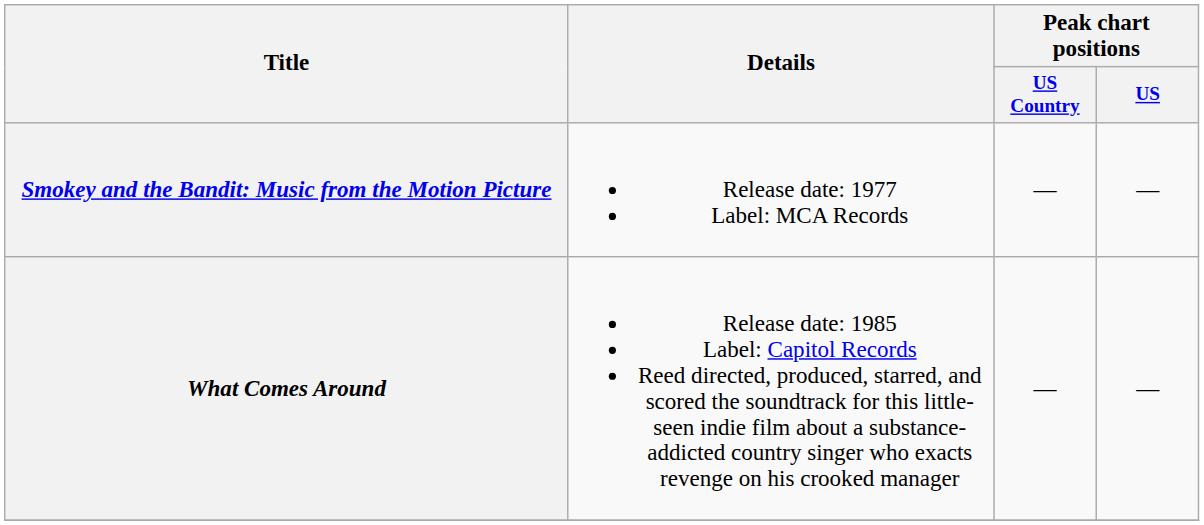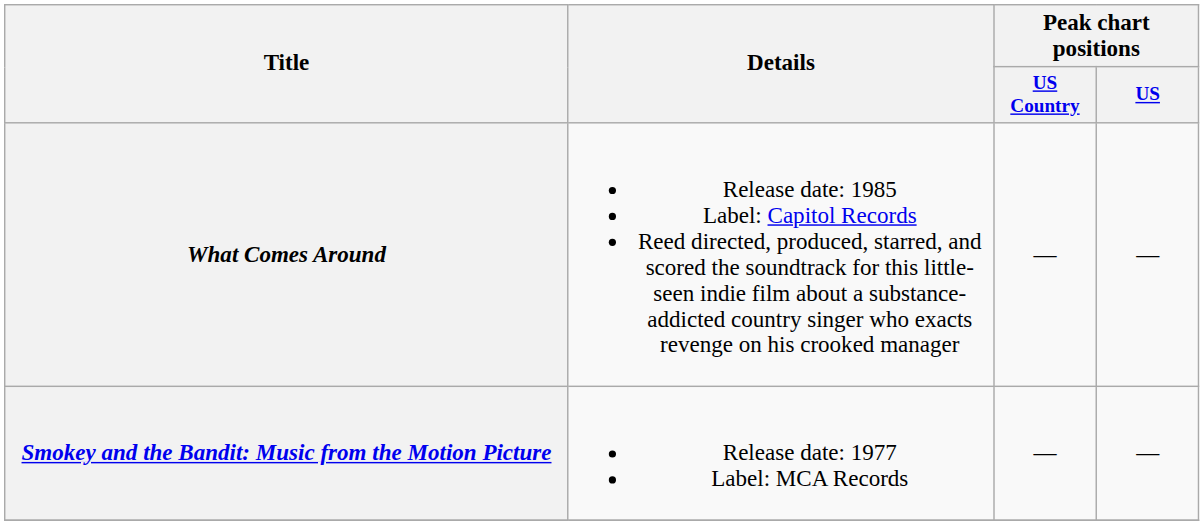rows swapped: (287, 189) <-> (287, 388)
